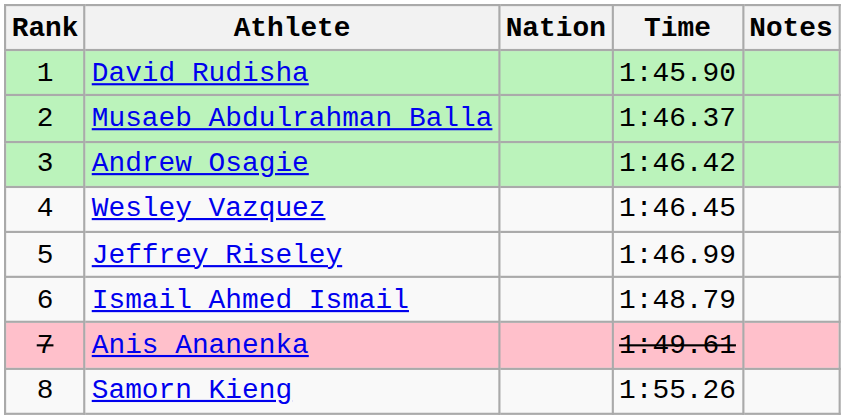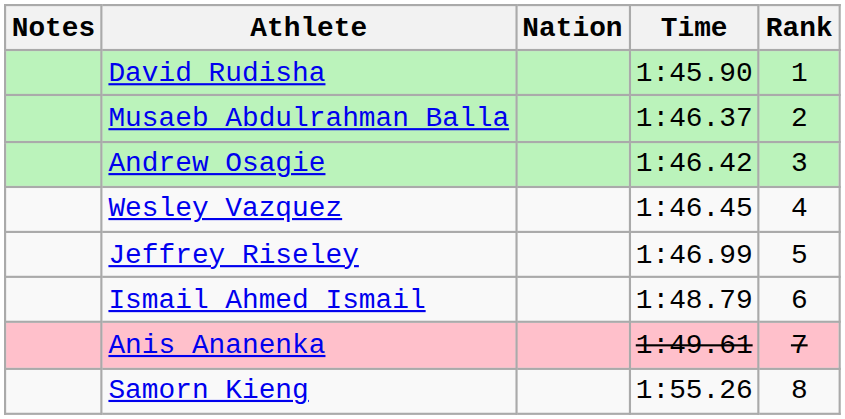columns swapped: (45, 28) <-> (791, 28)
